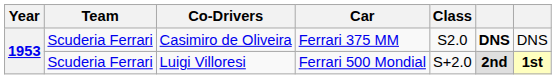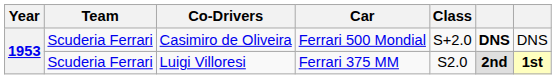(349, 40) Ferrari 375 MM -> (362, 40) Ferrari 500 Mondial
(452, 40) S2.0 -> (452, 40) S+2.0
(362, 63) Ferrari 500 Mondial -> (349, 63) Ferrari 375 MM
(452, 63) S+2.0 -> (452, 63) S2.0
